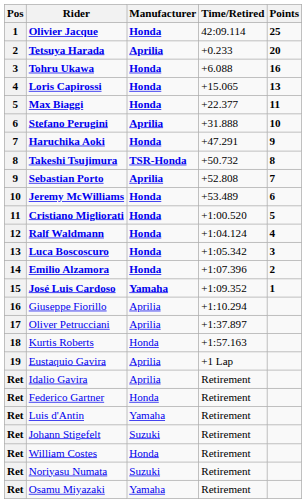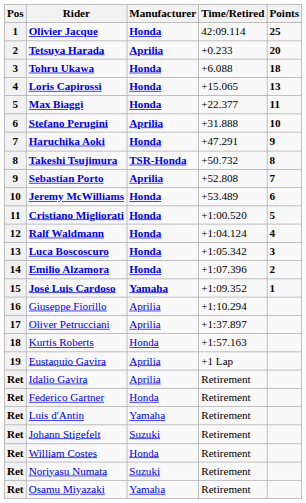(275, 68) 16 -> (275, 68) 18
